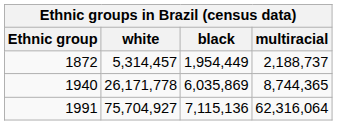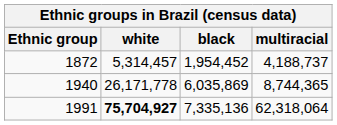(216, 62) 1,954,449 -> (216, 62) 1,954,452
(296, 62) 2,188,737 -> (296, 62) 4,188,737
(141, 108) normal -> (141, 108) bold
(217, 108) 7,115,136 -> (216, 108) 7,335,136
(292, 108) 62,316,064 -> (292, 108) 62,318,064
